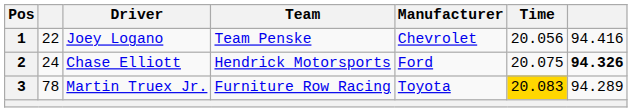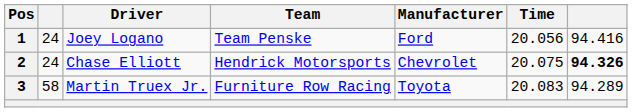(50, 41) 22 -> (50, 41) 24
(438, 41) Chevrolet -> (415, 41) Ford
(415, 64) Ford -> (438, 64) Chevrolet
(50, 88) 78 -> (50, 88) 58
(537, 88) gold background -> (537, 88) no background
